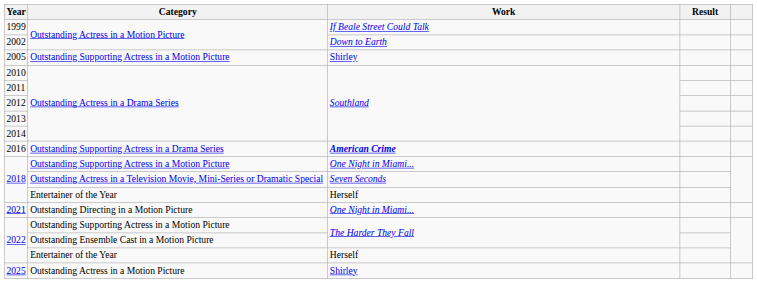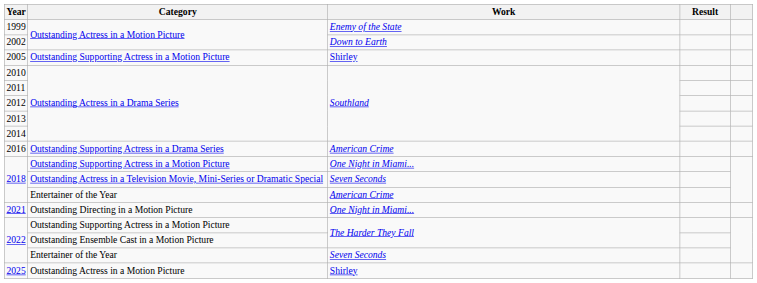(379, 27) If Beale Street Could Talk -> (366, 27) Enemy of the State
(363, 149) bold -> (362, 149) normal
(344, 194) Herself -> (362, 194) American Crime
(344, 255) Herself -> (358, 255) Seven Seconds
